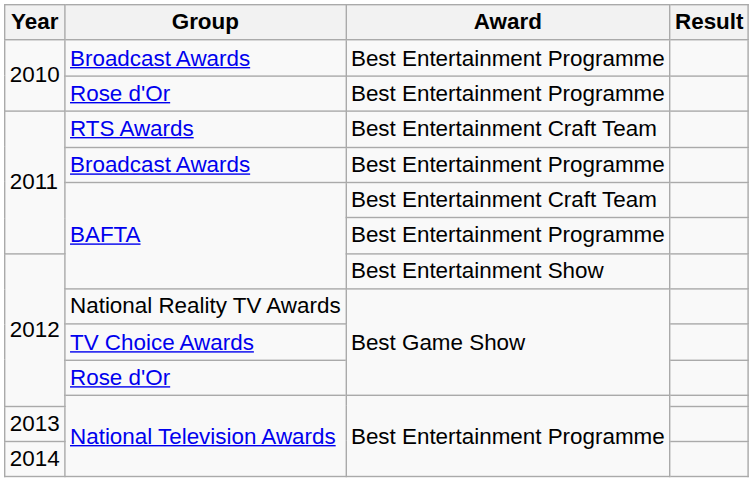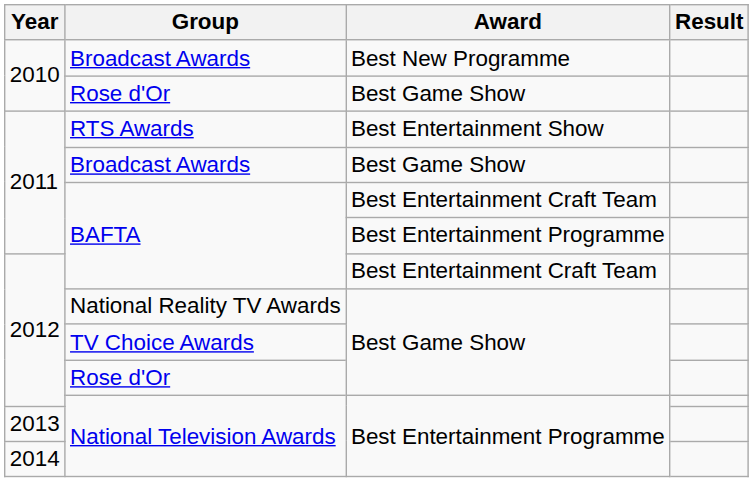(508, 57) Best Entertainment Programme -> (460, 57) Best New Programme
(508, 93) Best Entertainment Programme -> (438, 93) Best Game Show
(504, 128) Best Entertainment Craft Team -> (477, 128) Best Entertainment Show
(508, 164) Best Entertainment Programme -> (438, 164) Best Game Show
(477, 270) Best Entertainment Show -> (504, 270) Best Entertainment Craft Team
